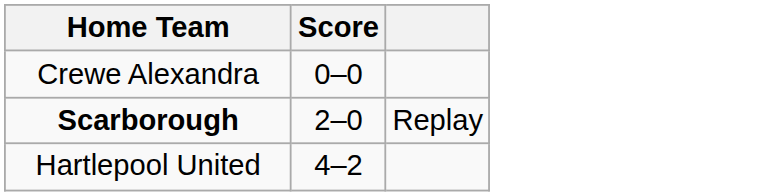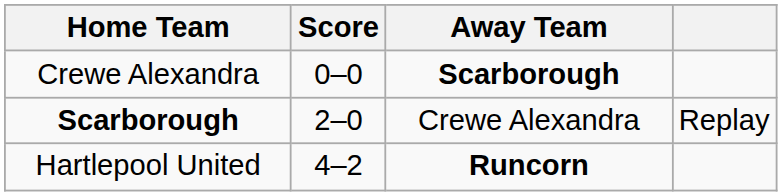+ column: (529, 27)
